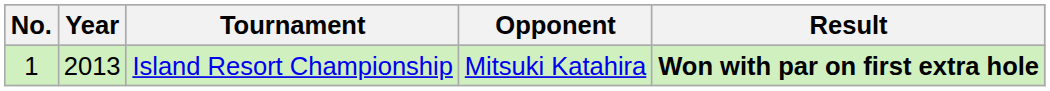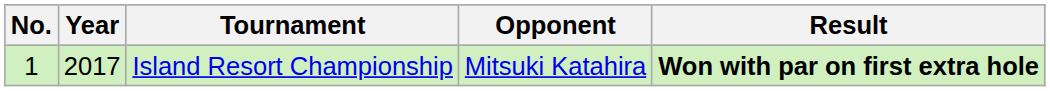(92, 66) 2013 -> (92, 66) 2017
